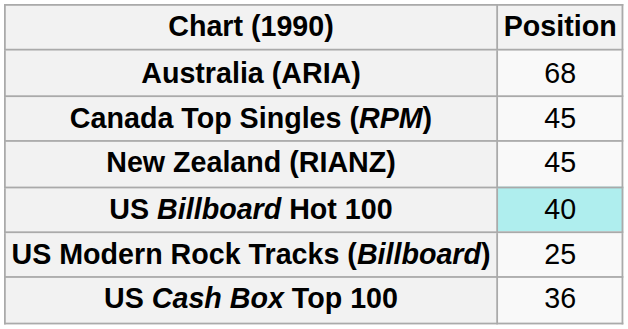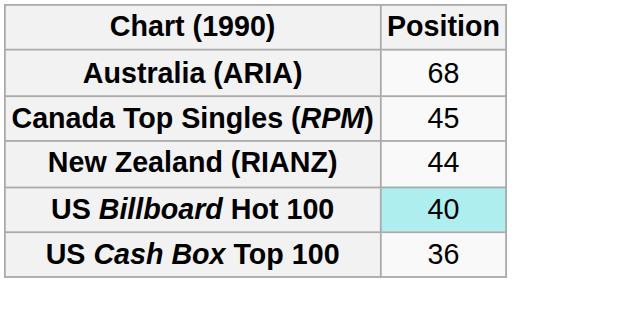(560, 163) 45 -> (443, 163) 44
- row: (251, 254)
